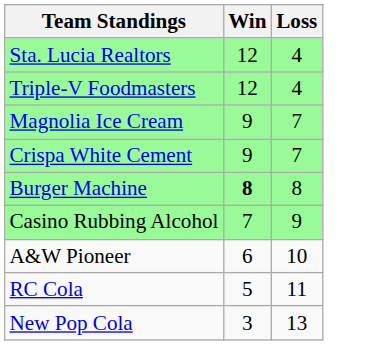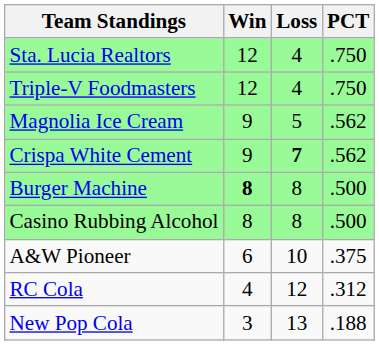+ column: (348, 21)
(297, 121) 7 -> (297, 121) 5
(297, 155) normal -> (297, 155) bold
(247, 222) 7 -> (247, 222) 8
(297, 222) 9 -> (297, 222) 8
(247, 289) 5 -> (247, 289) 4
(297, 289) 11 -> (297, 289) 12
